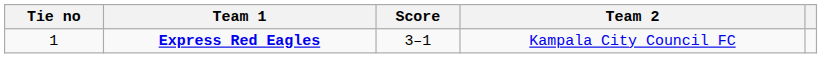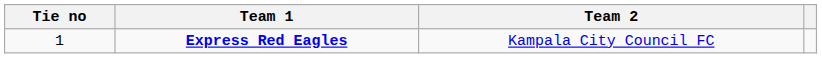- column: (418, 17)
